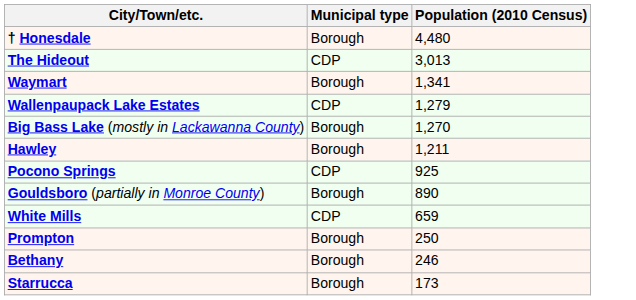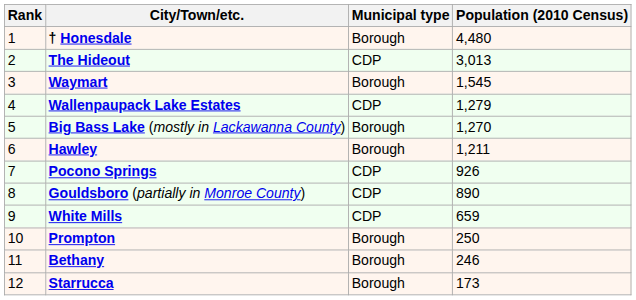+ column: (25, 15)
(433, 82) 1,341 -> (474, 82) 1,545
(427, 171) 925 -> (468, 171) 926
(337, 194) Borough -> (367, 194) CDP
